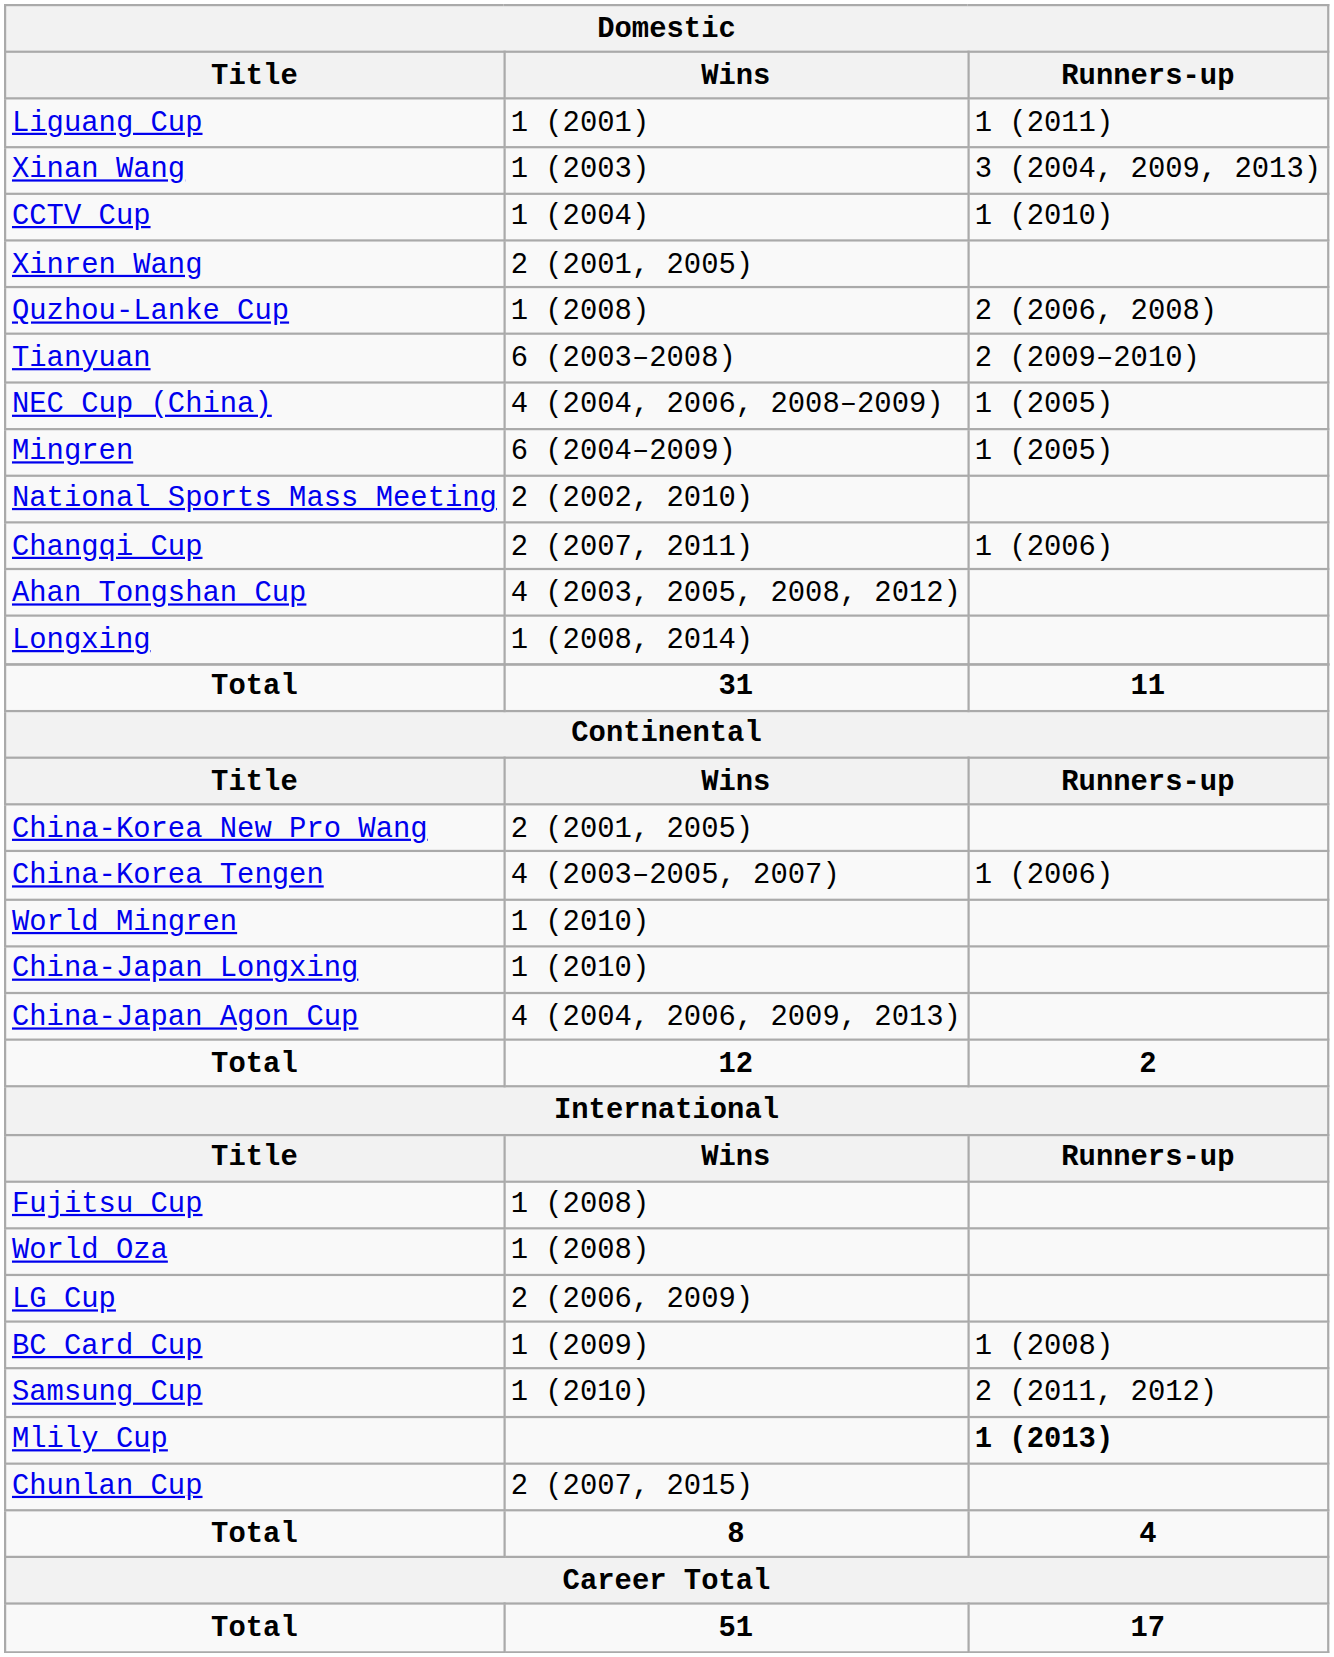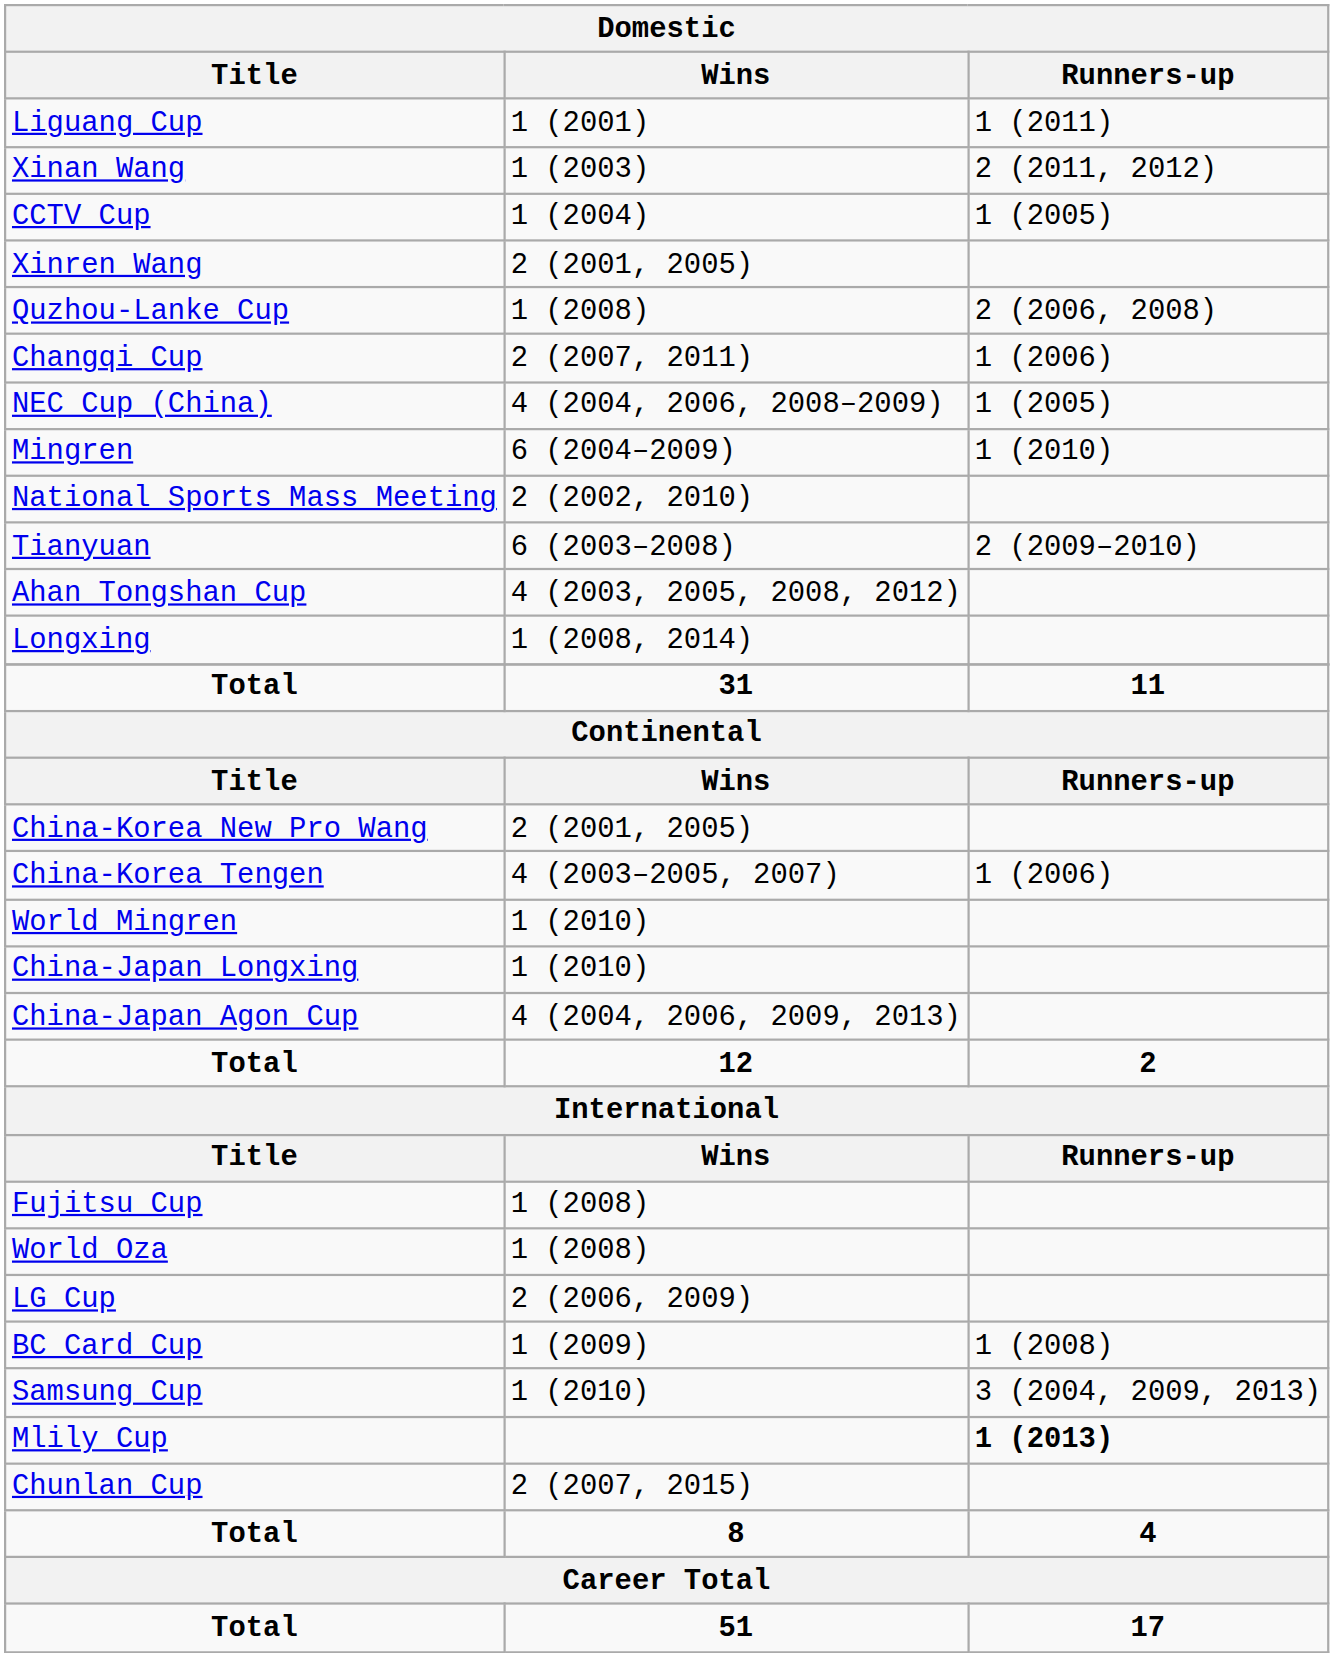(1148, 170) 3 (2004, 2009, 2013) -> (1096, 170) 2 (2011, 2012)
(1044, 217) 1 (2010) -> (1044, 217) 1 (2005)
rows swapped: (81, 358) <-> (107, 546)
(1044, 452) 1 (2005) -> (1044, 452) 1 (2010)
(1096, 1393) 2 (2011, 2012) -> (1148, 1393) 3 (2004, 2009, 2013)
